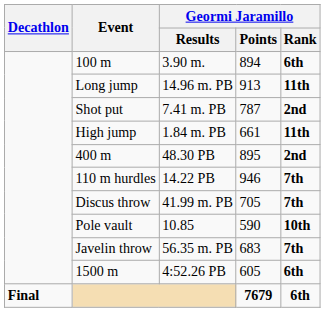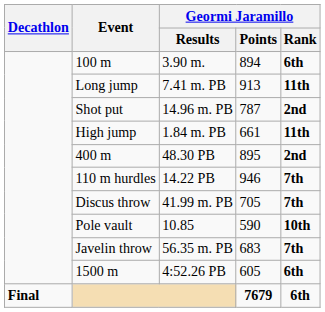(198, 86) 14.96 m. PB -> (194, 86) 7.41 m. PB
(194, 109) 7.41 m. PB -> (198, 109) 14.96 m. PB
